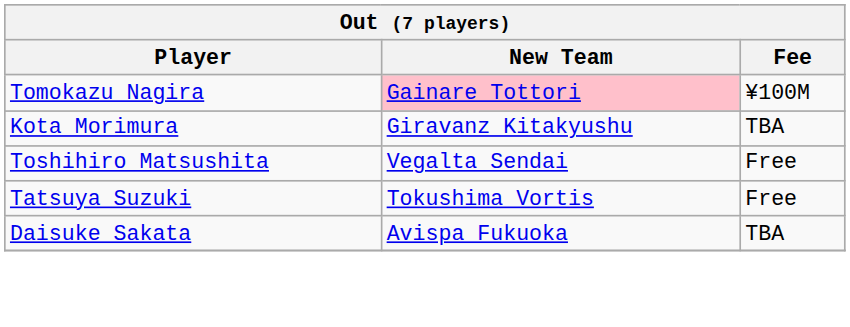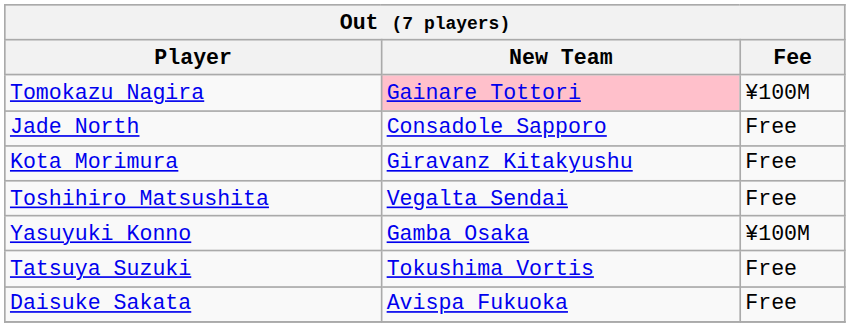+ row: (75, 128)
(765, 128) TBA -> (771, 163) Free
+ row: (101, 233)
(765, 233) TBA -> (771, 304) Free
